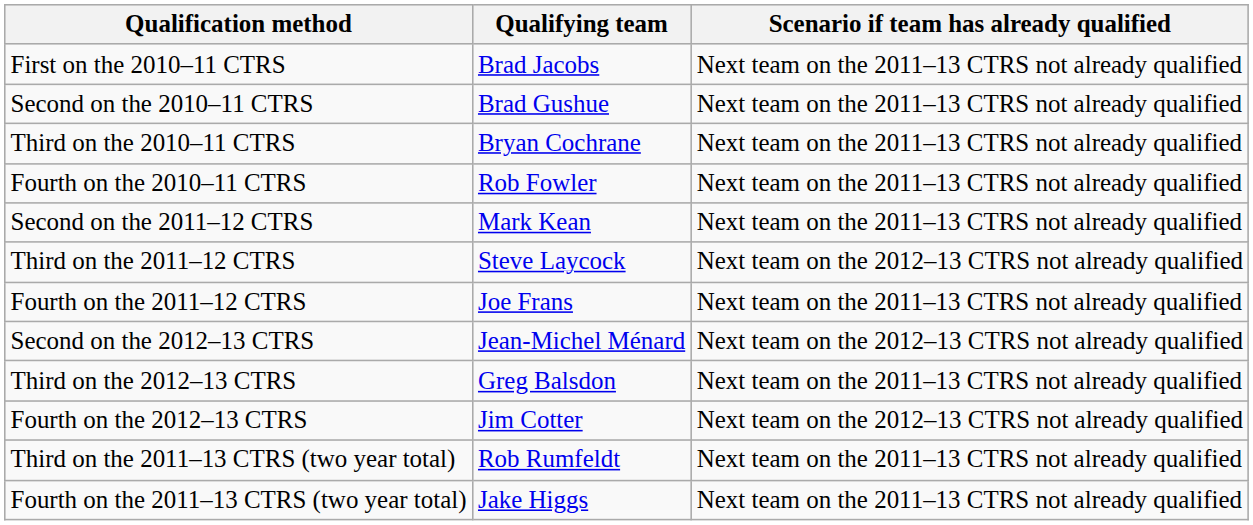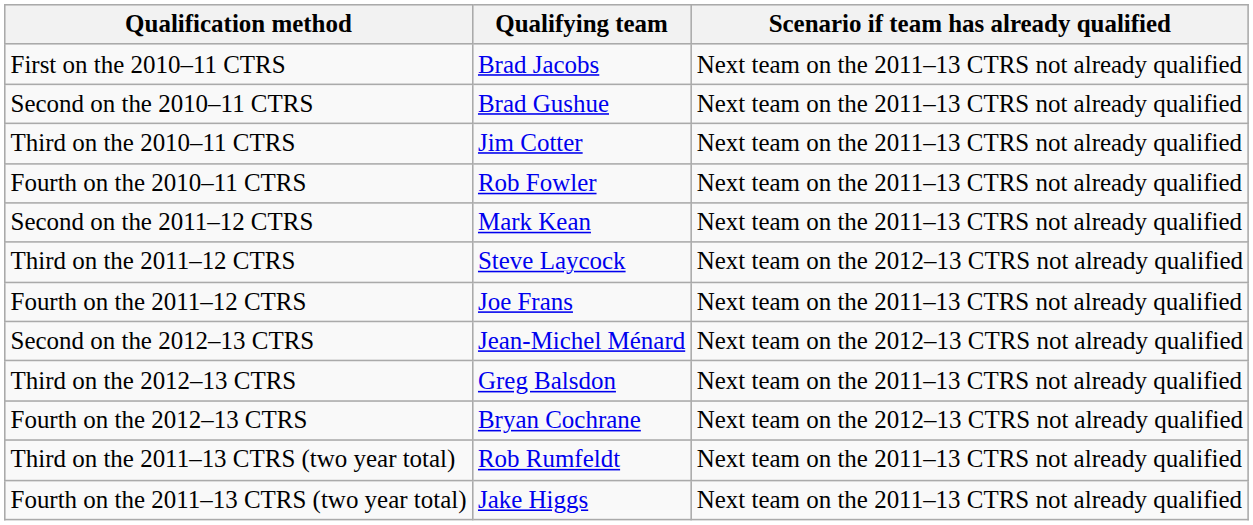(559, 143) Bryan Cochrane -> (530, 143) Jim Cotter
(530, 420) Jim Cotter -> (559, 420) Bryan Cochrane
